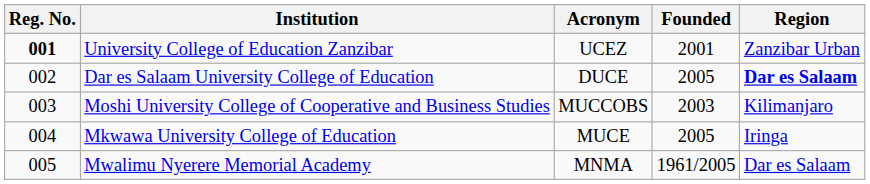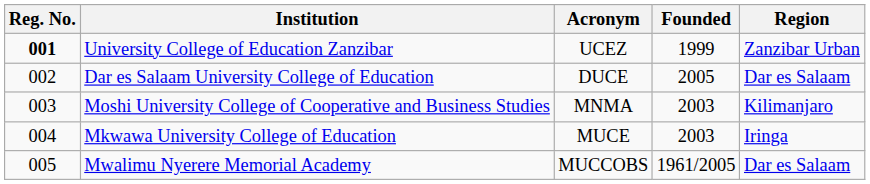(696, 48) 2001 -> (696, 48) 1999
(801, 77) bold -> (797, 77) normal
(603, 106) MUCCOBS -> (603, 106) MNMA
(696, 135) 2005 -> (696, 135) 2003
(603, 164) MNMA -> (603, 164) MUCCOBS
